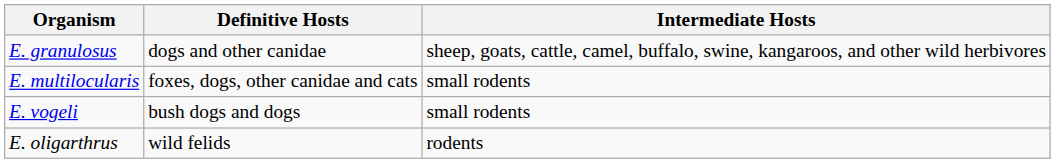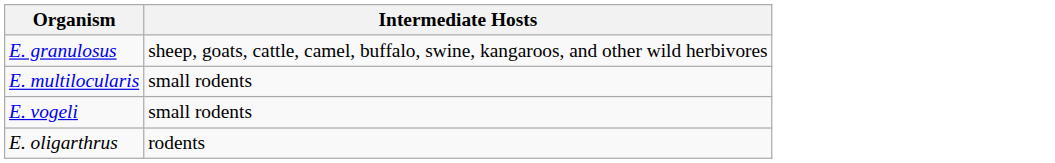- column: (283, 19)
